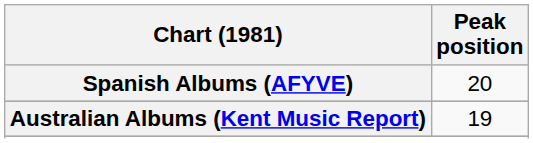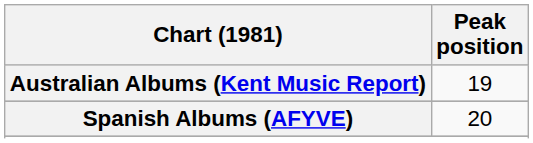rows swapped: (218, 118) <-> (218, 82)
